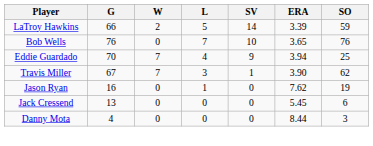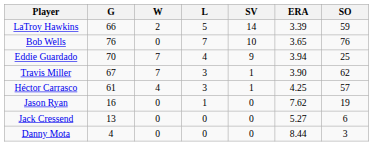+ row: (46, 88)
(298, 103) 5.45 -> (298, 118) 5.27
